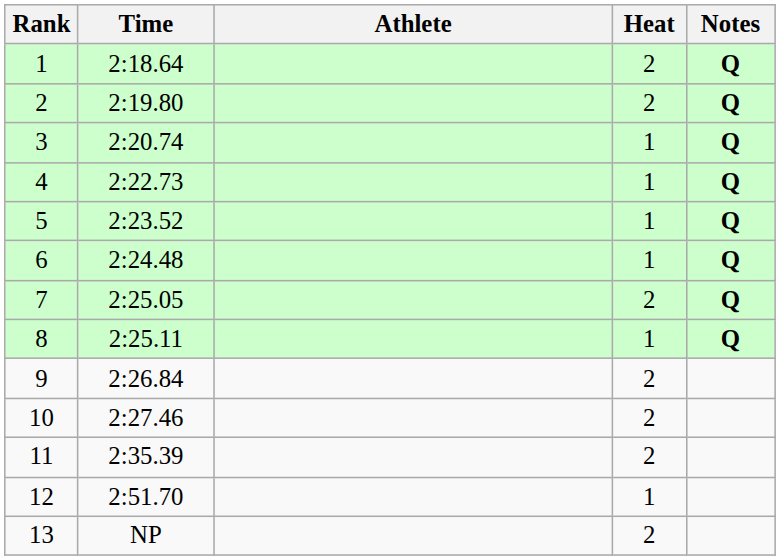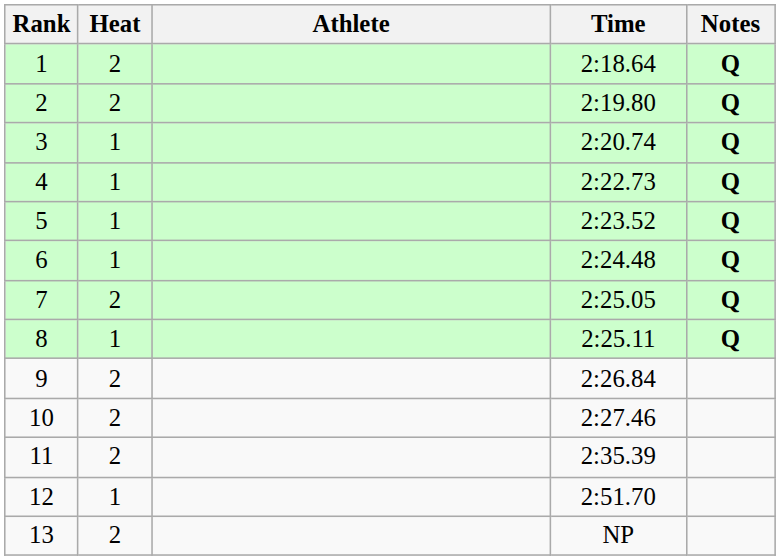columns swapped: (649, 24) <-> (146, 24)
